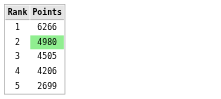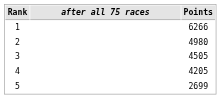+ column: (105, 12)
(47, 42) lightgreen background -> (198, 42) no background
(47, 72) 4206 -> (198, 72) 4205
